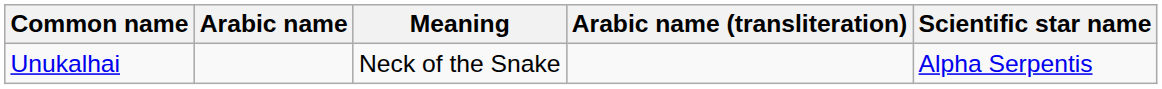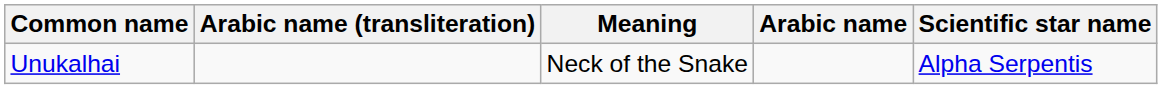columns swapped: (740, 24) <-> (274, 24)
